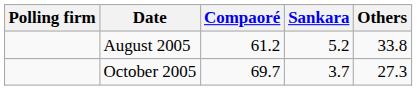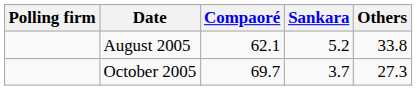(265, 44) 61.2 -> (265, 44) 62.1
